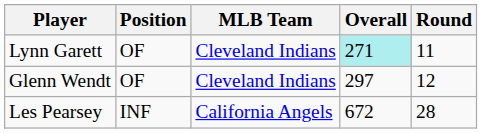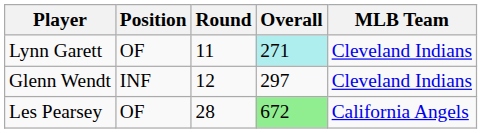columns swapped: (444, 19) <-> (266, 19)
(132, 81) OF -> (135, 81) INF
(135, 111) INF -> (132, 111) OF
(359, 111) no background -> (275, 111) lightgreen background
